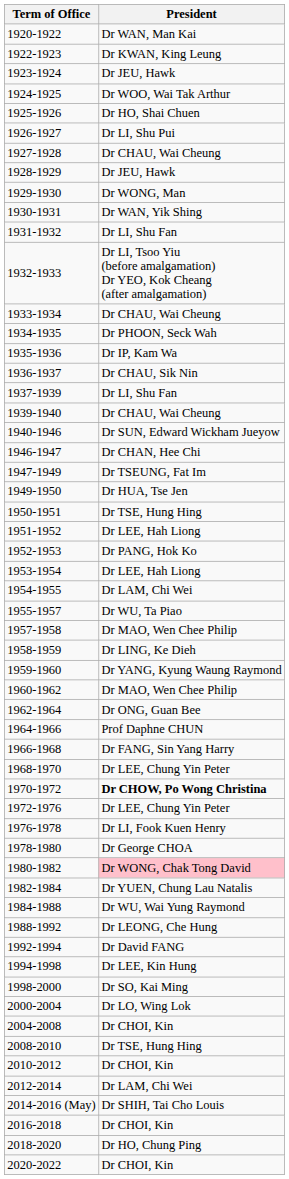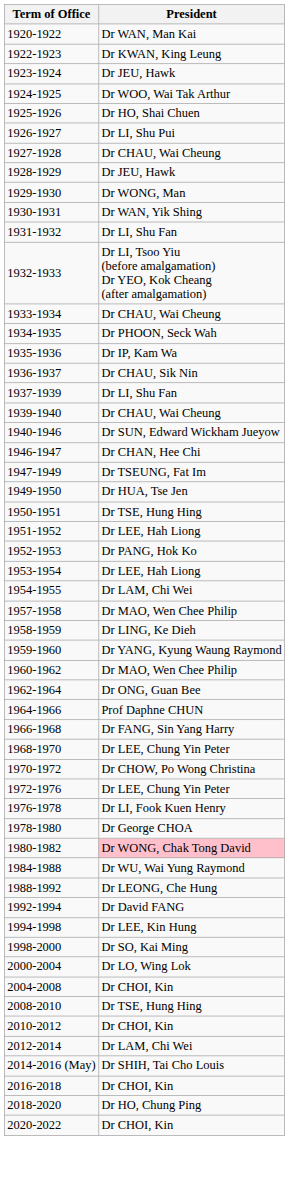- row: (34, 610)
(184, 788) bold -> (178, 769) normal
- row: (34, 887)
